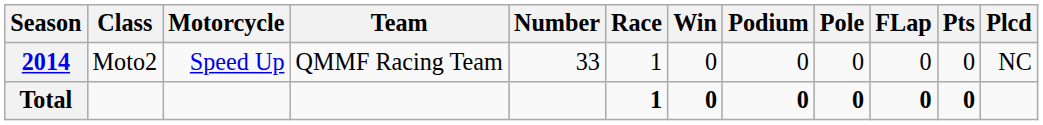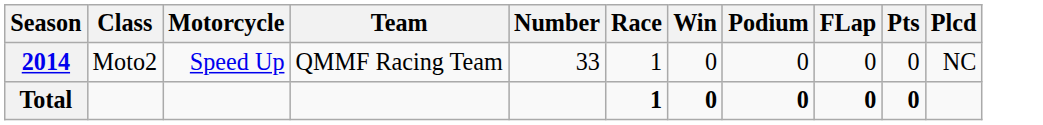- column: (842, 23)
